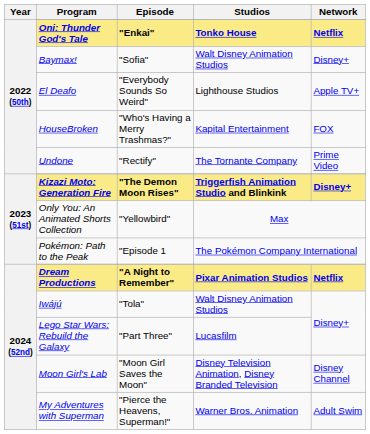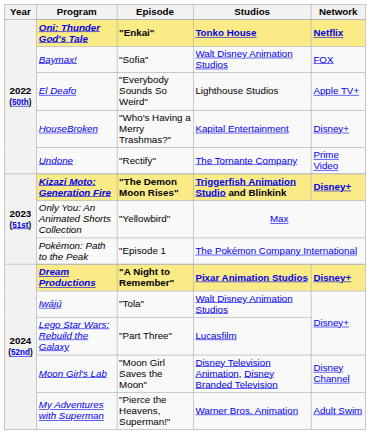(331, 59) Disney+ -> (323, 59) FOX
(323, 129) FOX -> (331, 129) Disney+
(328, 277) Netflix -> (332, 277) Disney+
